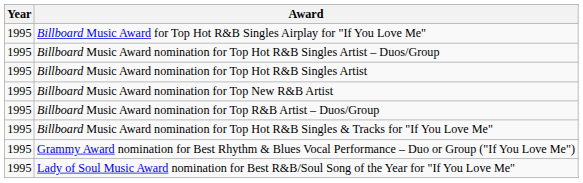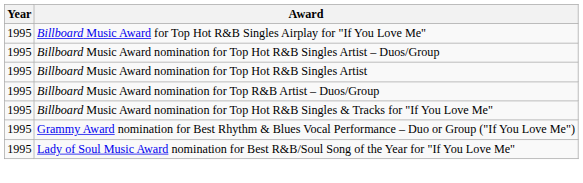- row: (185, 91)
